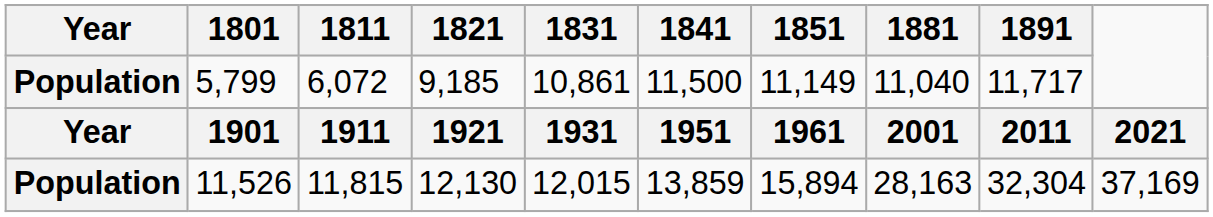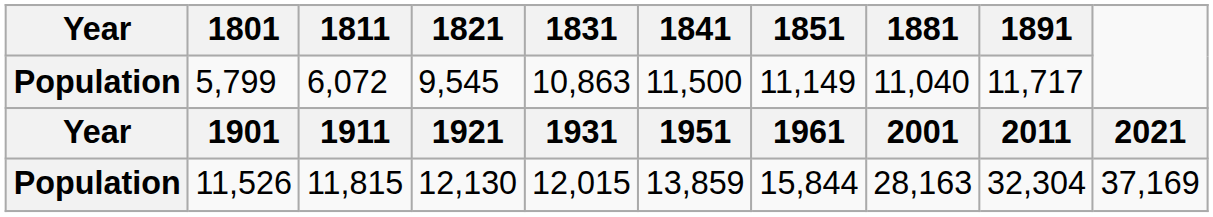(459, 81) 9,185 -> (459, 81) 9,545
(581, 81) 10,861 -> (581, 81) 10,863
(809, 183) 15,894 -> (809, 183) 15,844
